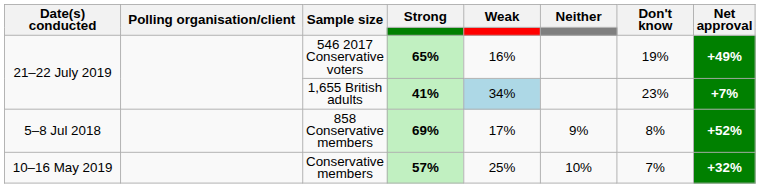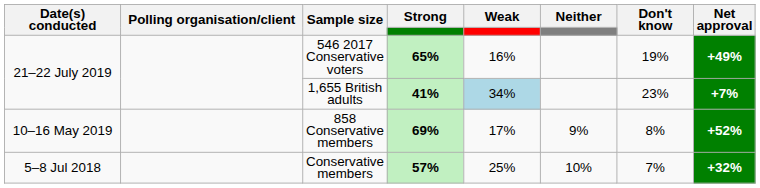(63, 131) 5–8 Jul 2018 -> (63, 131) 10–16 May 2019
(63, 168) 10–16 May 2019 -> (63, 168) 5–8 Jul 2018
